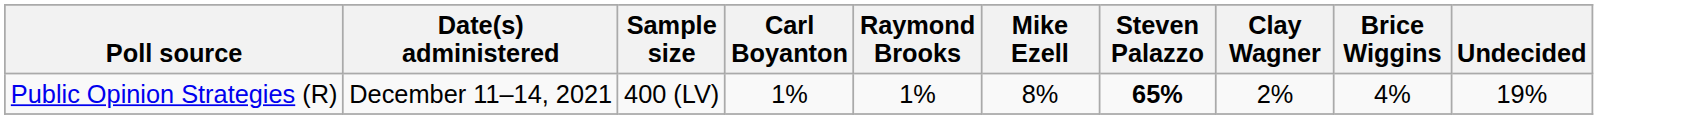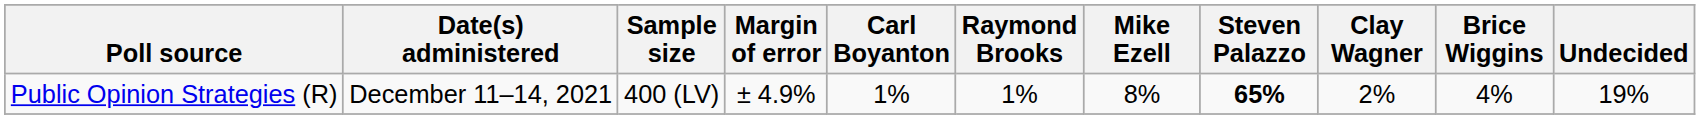+ column: (776, 39)
